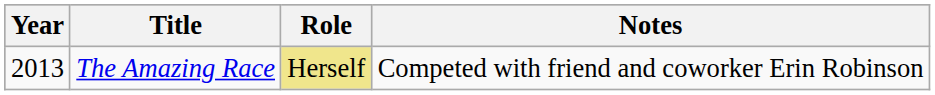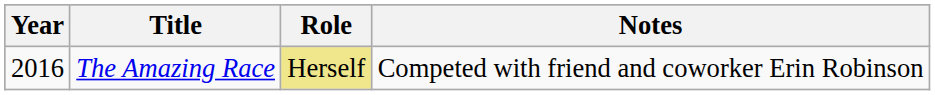(38, 67) 2013 -> (38, 67) 2016
